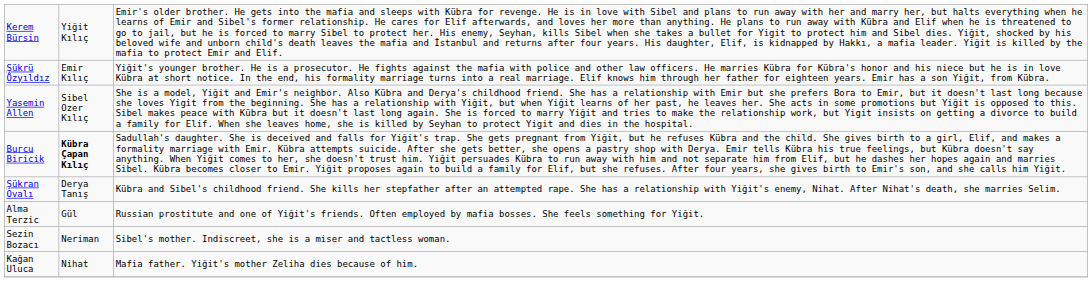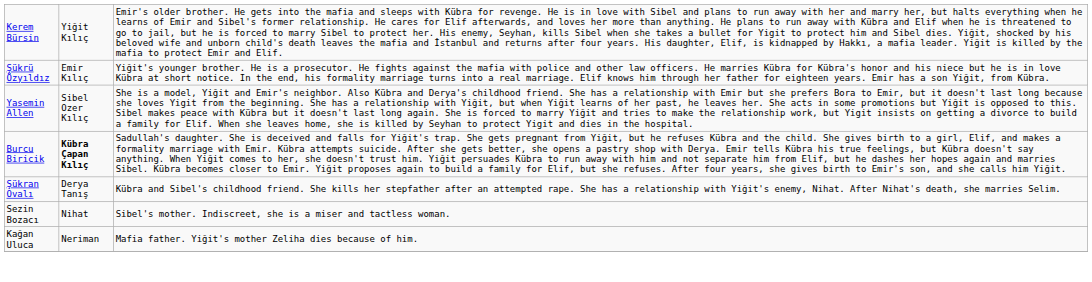- row: (23, 214)
(80, 239) Neriman -> (75, 214) Nihat
(75, 264) Nihat -> (80, 239) Neriman
